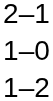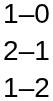rows swapped: (26, 50) <-> (26, 14)
